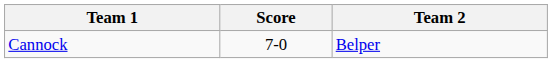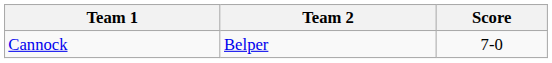columns swapped: (440, 17) <-> (276, 17)
